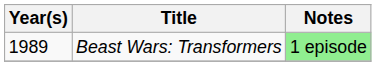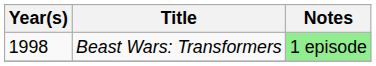(28, 46) 1989 -> (28, 46) 1998
